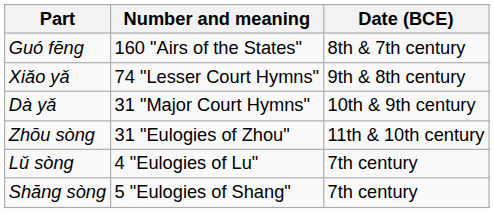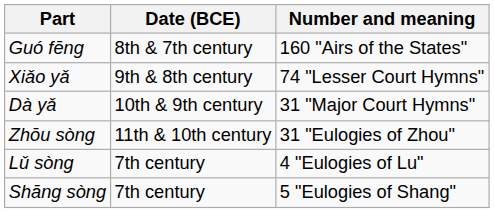columns swapped: (217, 18) <-> (406, 18)
